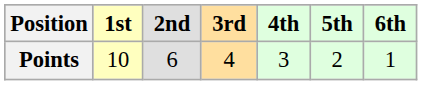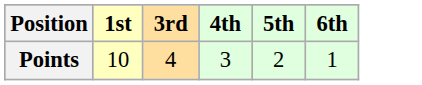- column: (172, 22)
